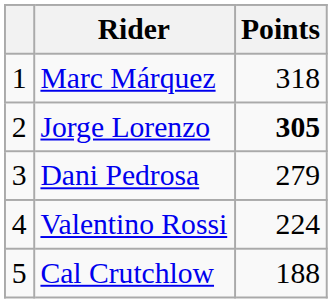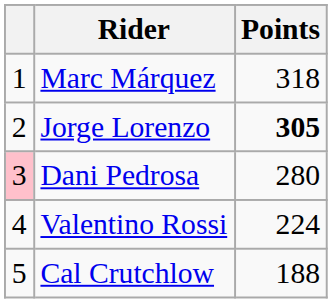(19, 175) no background -> (19, 175) pink background
(298, 175) 279 -> (298, 175) 280
